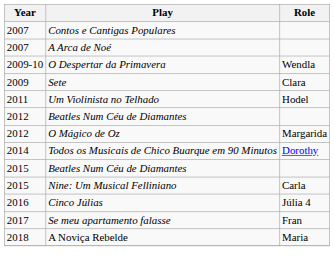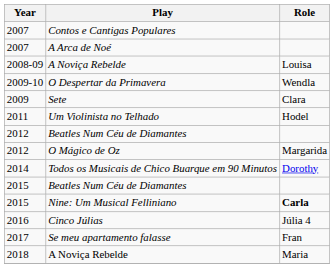+ row: (25, 64)
(294, 185) normal -> (295, 202) bold
